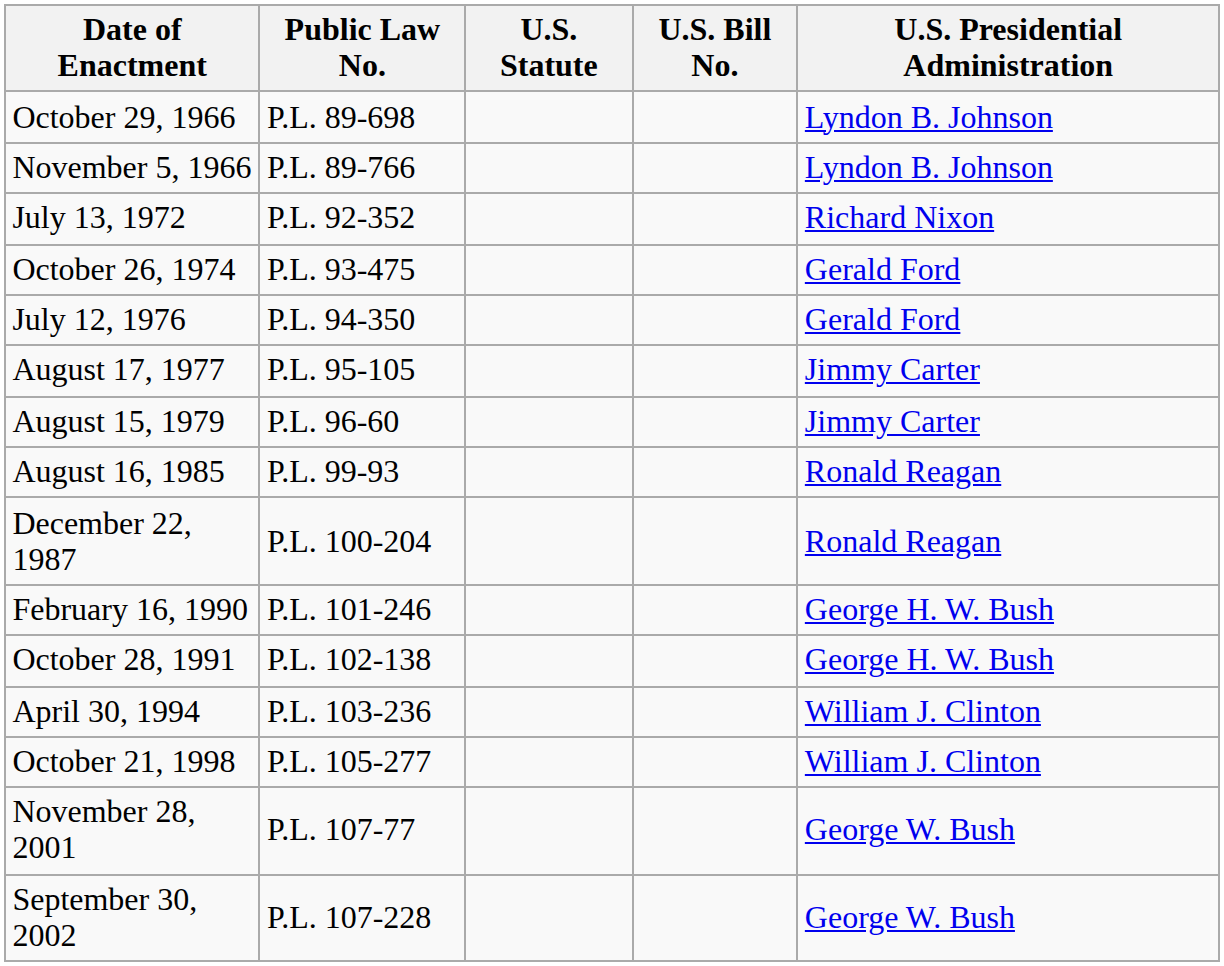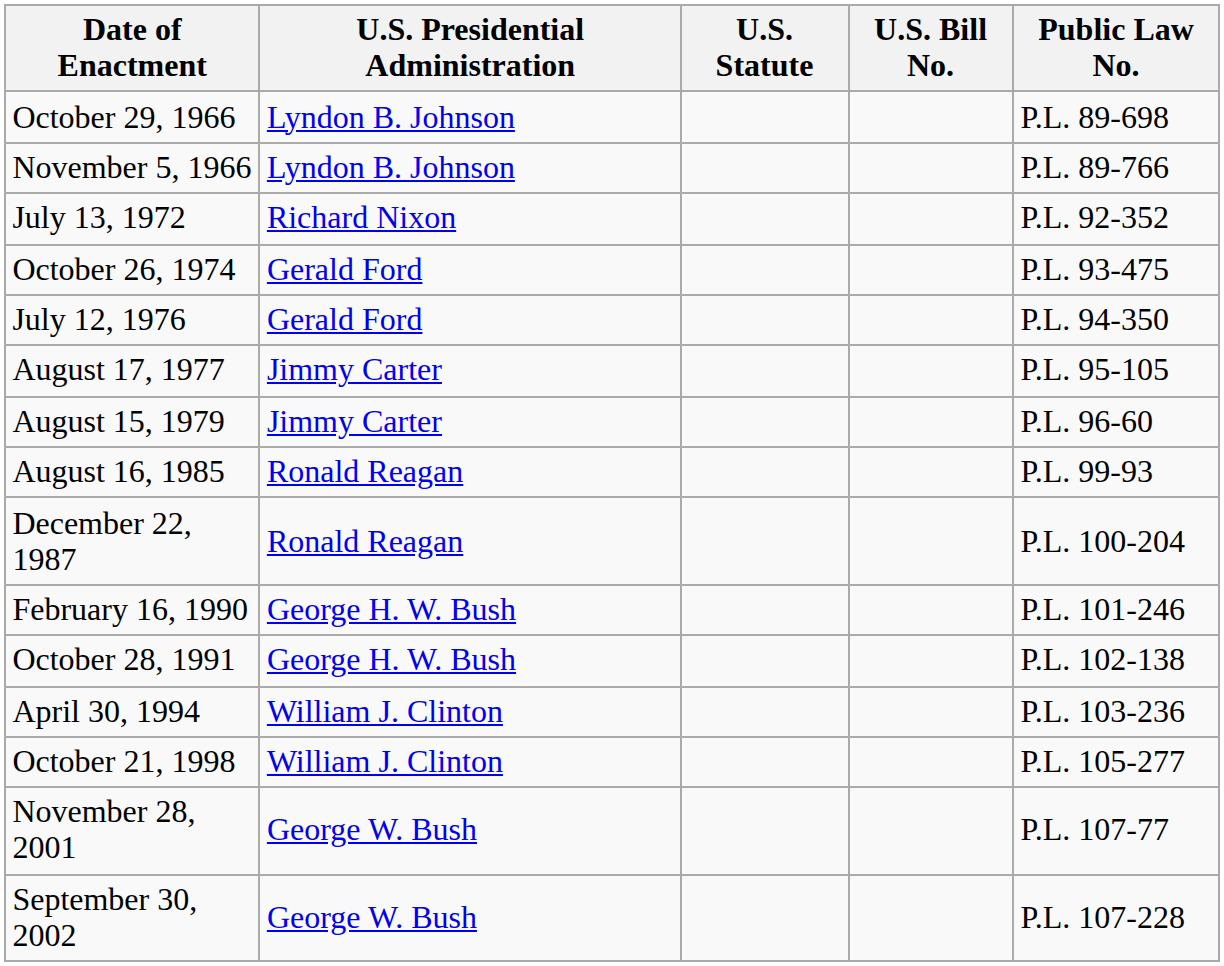columns swapped: (362, 47) <-> (1008, 47)
